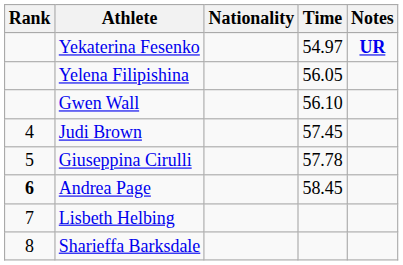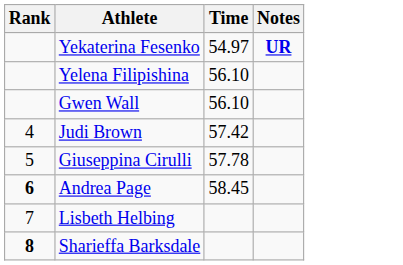- column: (251, 18)
(323, 75) 56.05 -> (229, 75) 56.10
(323, 132) 57.45 -> (229, 132) 57.42
(30, 246) normal -> (30, 246) bold
